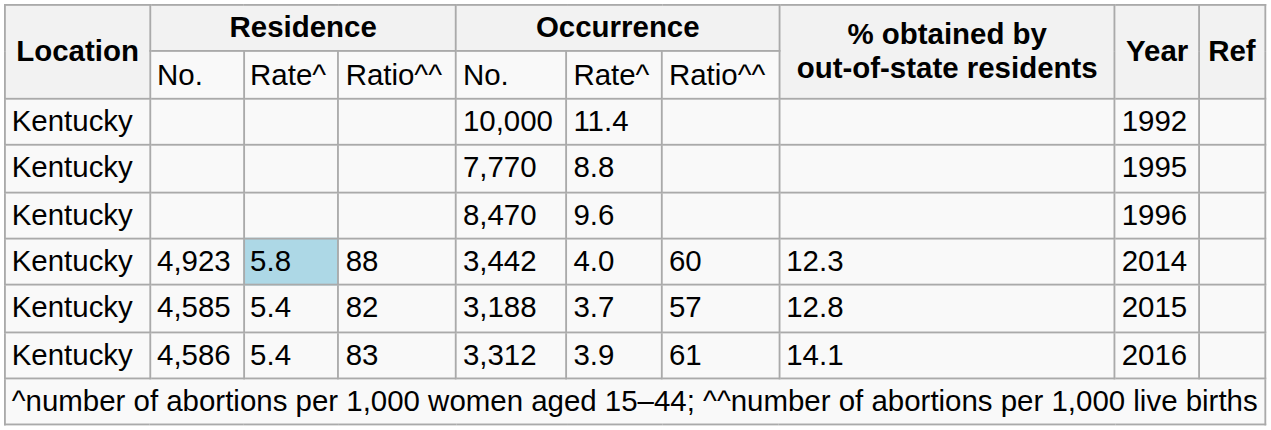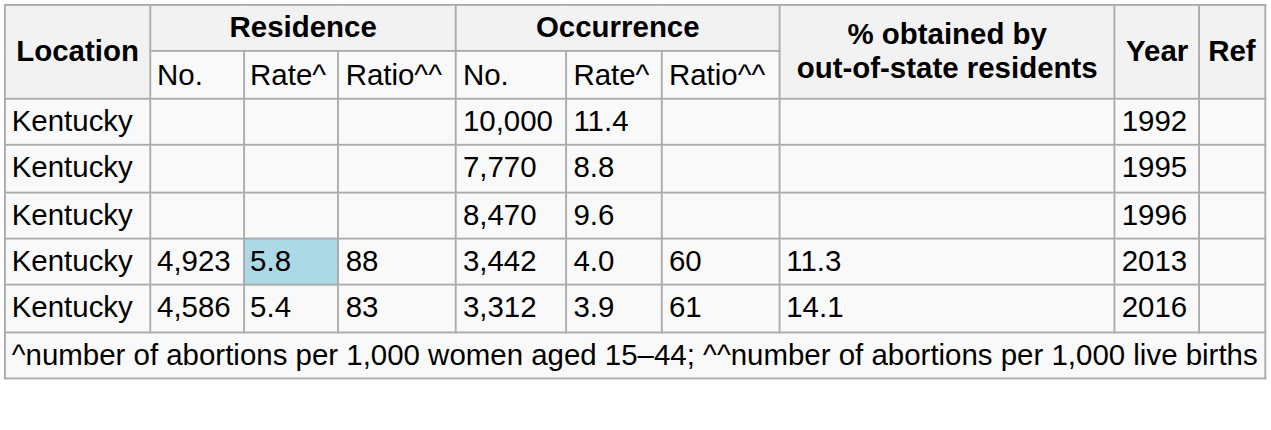(815, 261) 12.3 -> (814, 261) 11.3
(1154, 261) 2014 -> (1154, 261) 2013
- row: (194, 307)
